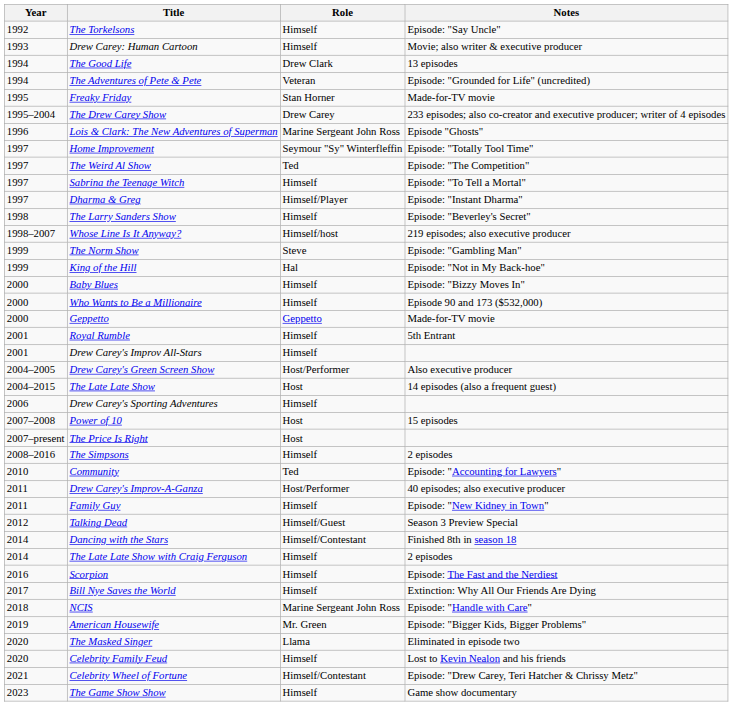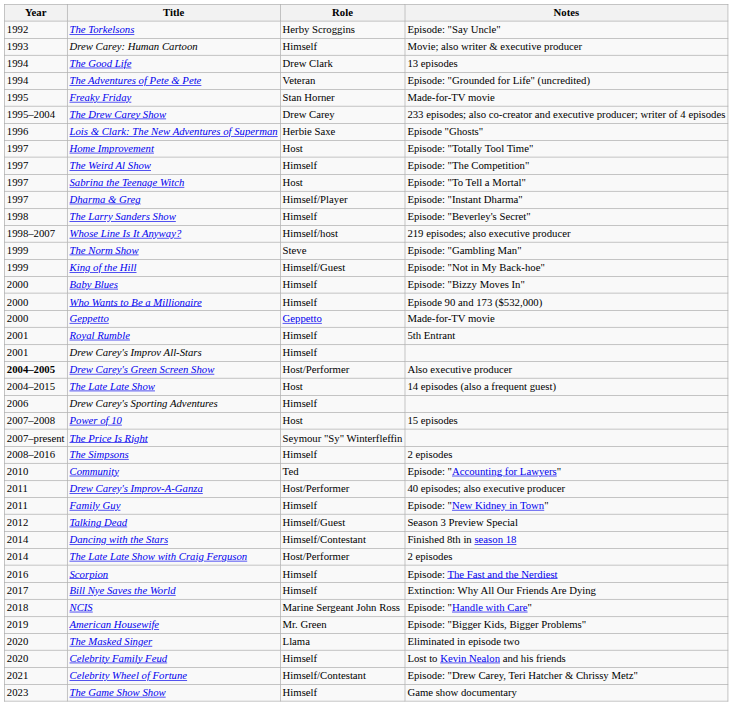(300, 30) Himself -> (319, 30) Herby Scroggins
(341, 132) Marine Sergeant John Ross -> (309, 132) Herbie Saxe
(343, 149) Seymour "Sy" Winterfleffin -> (293, 149) Host
(291, 166) Ted -> (300, 166) Himself
(300, 183) Himself -> (293, 183) Host
(290, 268) Hal -> (314, 268) Himself/Guest
(31, 370) normal -> (31, 370) bold
(293, 438) Host -> (343, 438) Seymour "Sy" Winterfleffin
(300, 557) Himself -> (316, 557) Host/Performer
